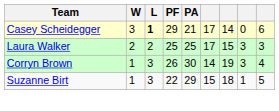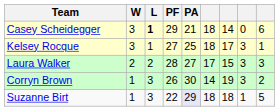(209, 30) 17 -> (209, 30) 18
+ row: (43, 47)
(172, 47) 25 -> (172, 64) 28
(190, 47) 25 -> (190, 64) 27
(261, 64) 4 -> (261, 81) 2
(190, 81) no background -> (190, 98) lavender background
(209, 81) 15 -> (209, 98) 18
